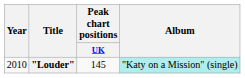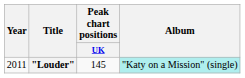(17, 65) 2010 -> (17, 65) 2011
